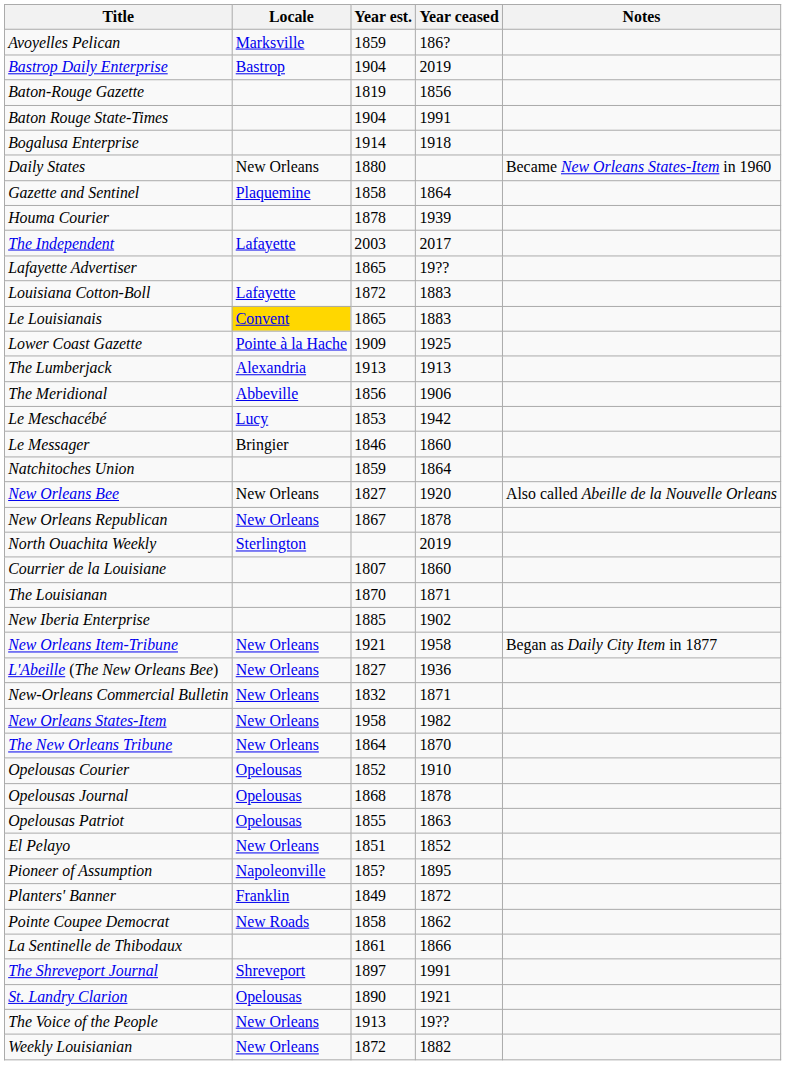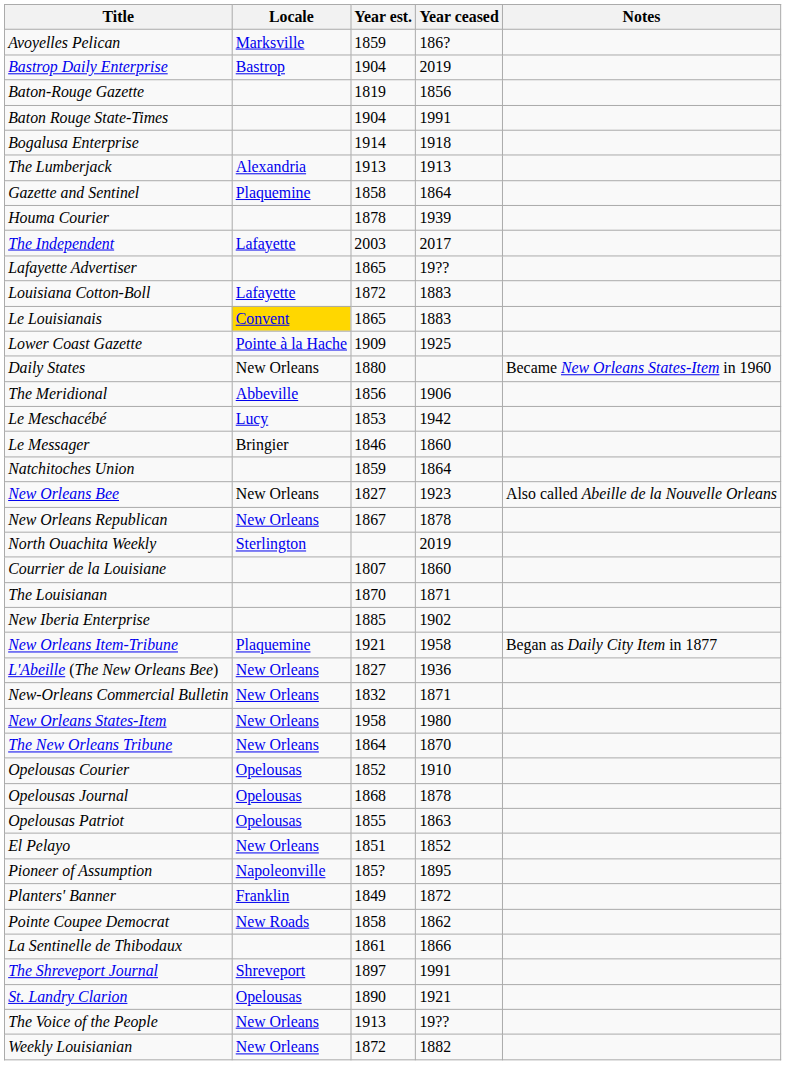rows swapped: (47, 167) <-> (60, 368)
(435, 494) 1920 -> (435, 494) 1923
(277, 645) New Orleans -> (273, 645) Plaquemine
(435, 720) 1982 -> (435, 720) 1980
